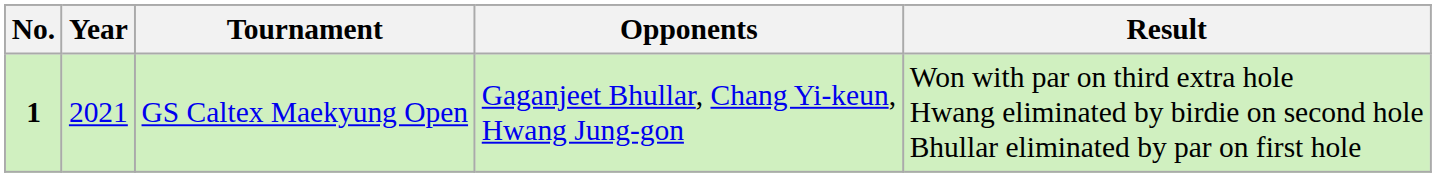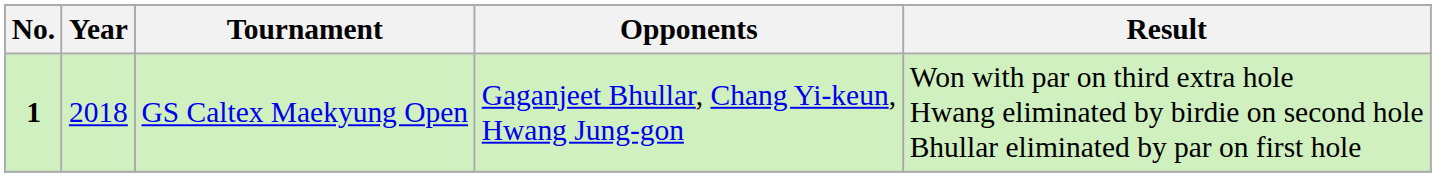(98, 112) 2021 -> (98, 112) 2018
